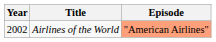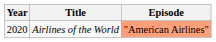(17, 29) 2002 -> (17, 29) 2020
